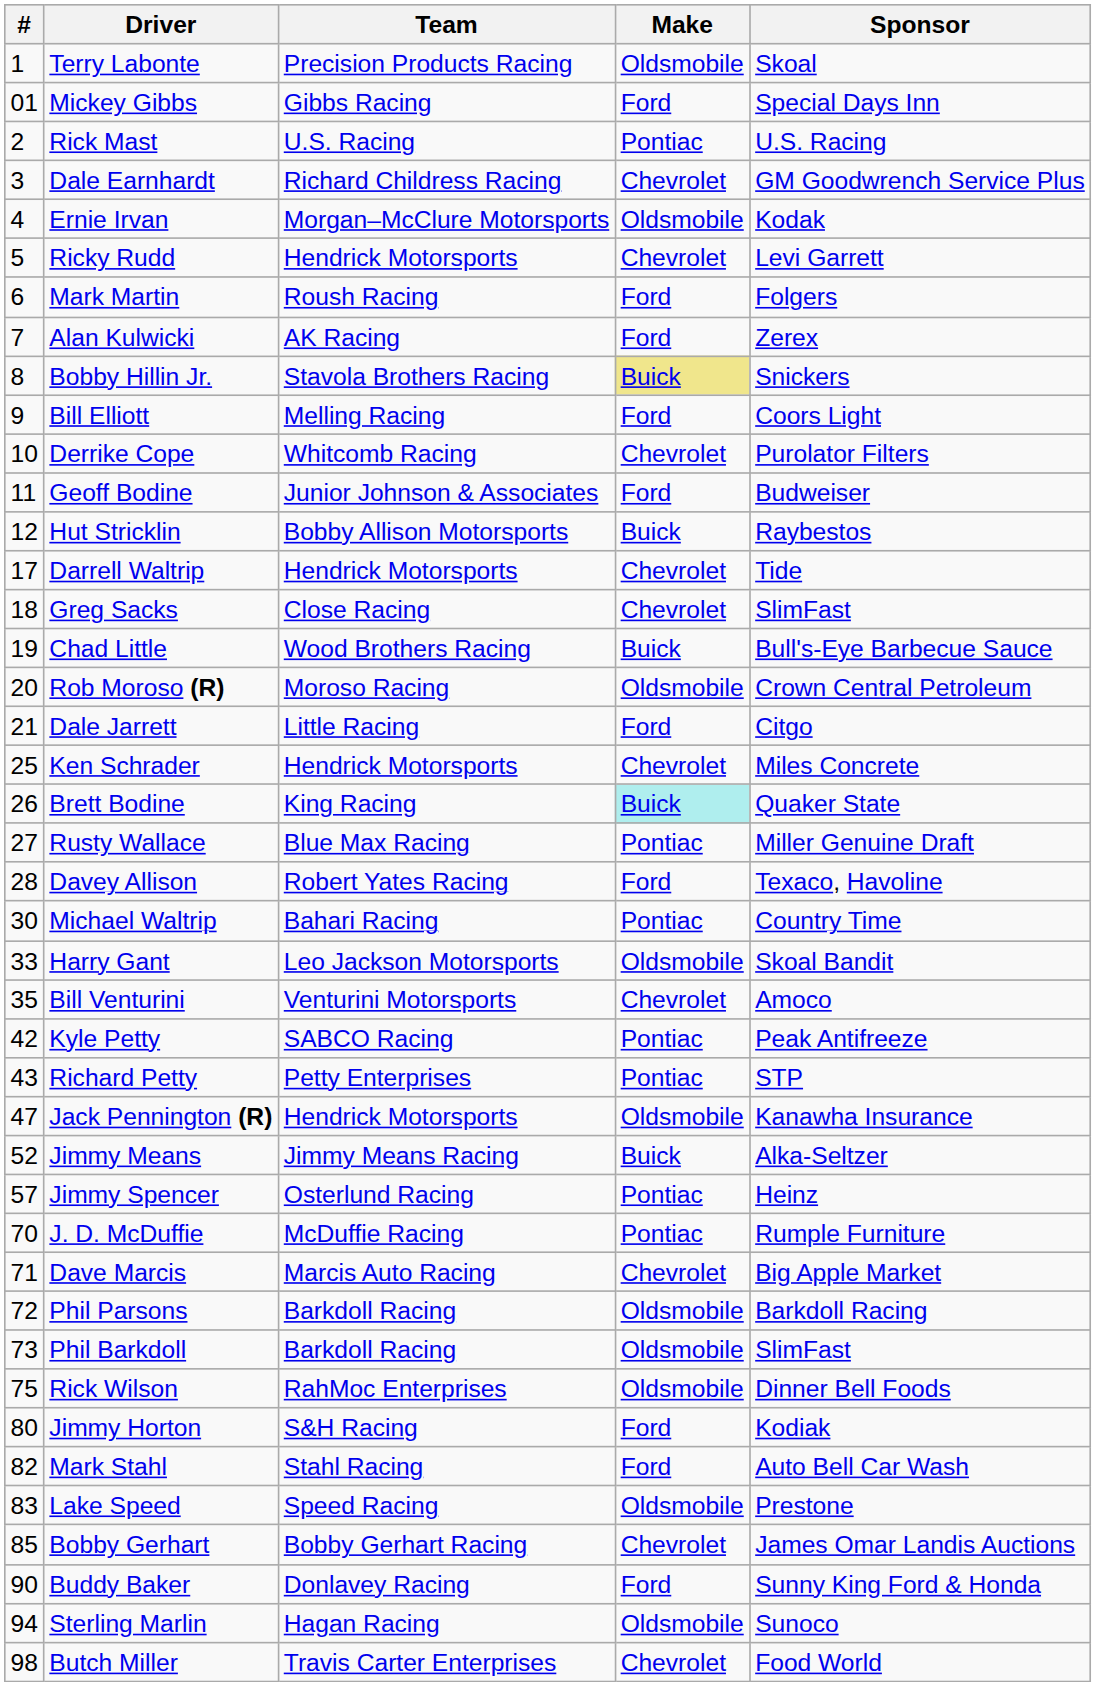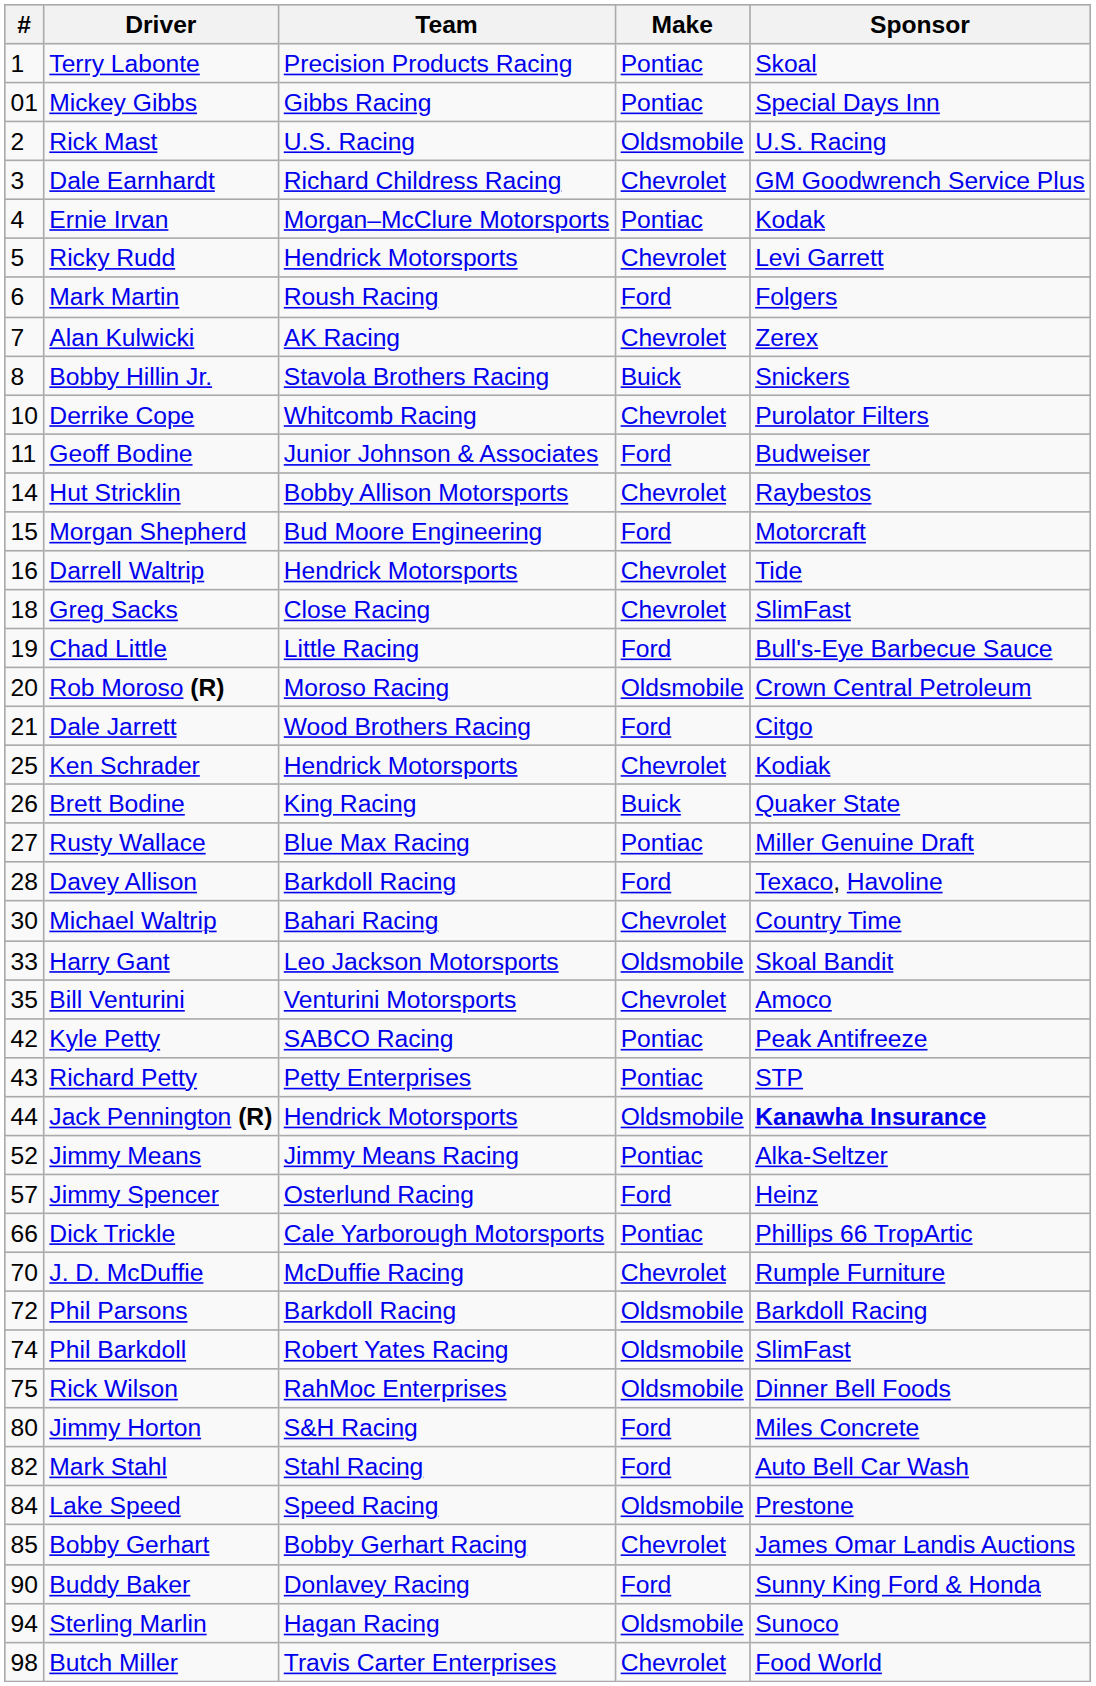(682, 63) Oldsmobile -> (662, 63) Pontiac
(646, 102) Ford -> (662, 102) Pontiac
(662, 141) Pontiac -> (682, 141) Oldsmobile
(682, 219) Oldsmobile -> (662, 219) Pontiac
(646, 336) Ford -> (673, 336) Chevrolet
(651, 375) khaki background -> (651, 375) no background
- row: (99, 414)
(24, 531) 12 -> (24, 492) 14
(651, 531) Buick -> (673, 492) Chevrolet
+ row: (148, 531)
(24, 570) 17 -> (24, 570) 16
(407, 648) Wood Brothers Racing -> (351, 648) Little Racing
(651, 648) Buick -> (646, 648) Ford
(351, 726) Little Racing -> (407, 726) Wood Brothers Racing
(837, 765) Miles Concrete -> (793, 765) Kodiak
(651, 804) paleturquoise background -> (651, 804) no background
(396, 882) Robert Yates Racing -> (370, 882) Barkdoll Racing
(662, 921) Pontiac -> (673, 921) Chevrolet
(24, 1116) 47 -> (24, 1116) 44
(864, 1116) normal -> (871, 1116) bold
(651, 1155) Buick -> (662, 1155) Pontiac
(662, 1194) Pontiac -> (646, 1194) Ford
+ row: (112, 1233)
(662, 1233) Pontiac -> (673, 1272) Chevrolet
- row: (118, 1272)
(24, 1350) 73 -> (24, 1350) 74
(370, 1350) Barkdoll Racing -> (396, 1350) Robert Yates Racing
(793, 1428) Kodiak -> (837, 1428) Miles Concrete
(24, 1506) 83 -> (24, 1506) 84
